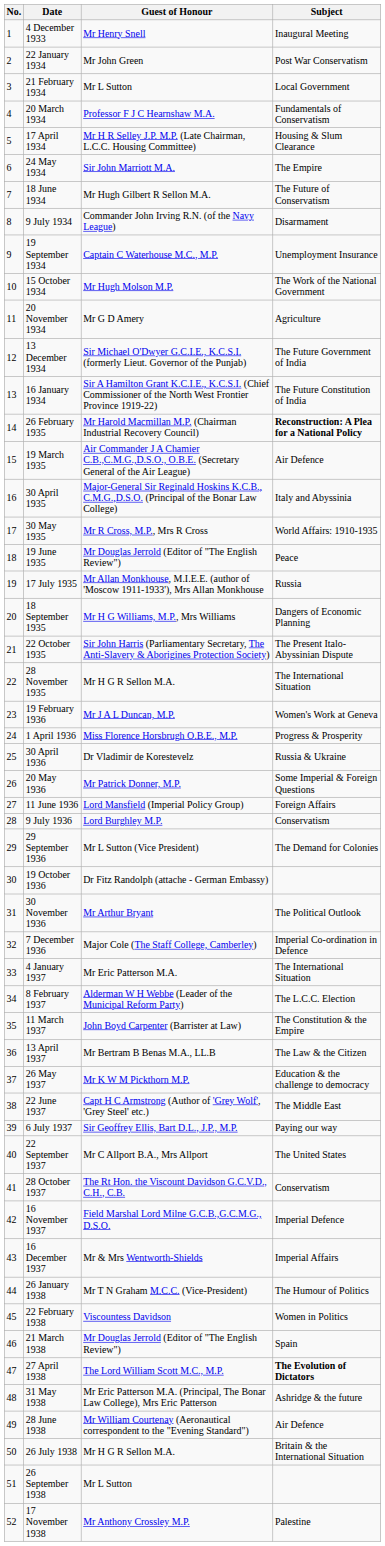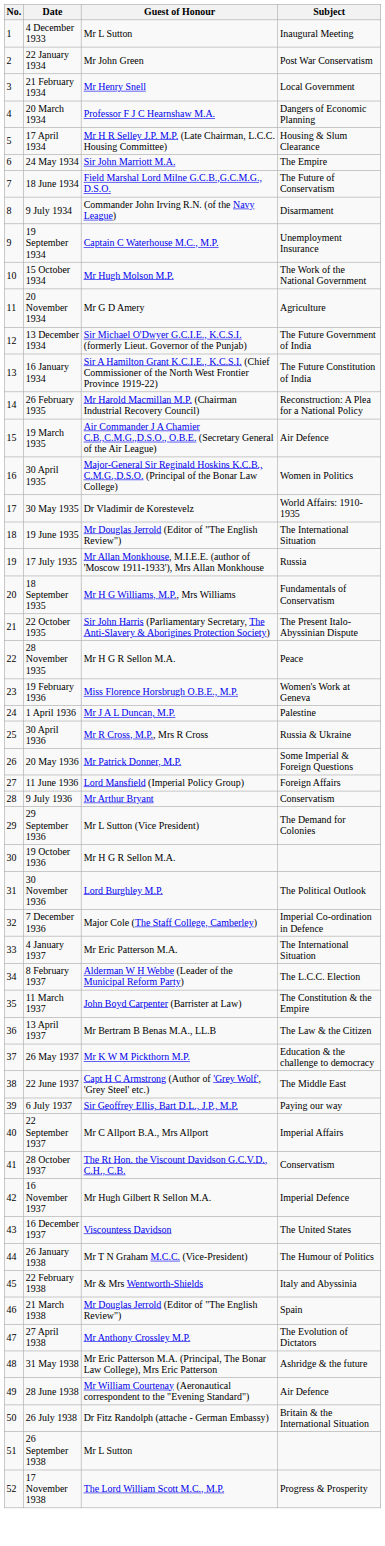(114, 33) Mr Henry Snell -> (108, 33) Mr L Sutton
(108, 87) Mr L Sutton -> (115, 87) Mr Henry Snell
(308, 114) Fundamentals of Conservatism -> (323, 114) Dangers of Economic Planning
(147, 195) Mr Hugh Gilbert R Sellon M.A. -> (173, 183) Field Marshal Lord Milne G.C.B.,G.C.M.G., D.S.O.
(323, 427) bold -> (325, 405) normal
(313, 498) Italy and Abyssinia -> (317, 476) Women in Politics
(145, 530) Mr R Cross, M.P., Mrs R Cross -> (139, 508) Dr Vladimir de Korestevelz
(286, 557) Peace -> (314, 535) The International Situation
(318, 617) Dangers of Economic Planning -> (313, 594) Fundamentals of Conservatism
(309, 682) The International Situation -> (292, 659) Peace
(129, 714) Mr J A L Duncan, M.P. -> (161, 692) Miss Florence Horsbrugh O.B.E., M.P.
(160, 735) Miss Florence Horsbrugh O.B.E., M.P. -> (129, 713) Mr J A L Duncan, M.P.
(319, 735) Progress & Prosperity -> (298, 713) Palestine
(138, 757) Dr Vladimir de Korestevelz -> (146, 734) Mr R Cross, M.P., Mrs R Cross
(123, 821) Lord Burghley M.P. -> (119, 798) Mr Arthur Bryant
(176, 880) Dr Fitz Randolph (attache - German Embassy) -> (130, 858) Mr H G R Sellon M.A.
(118, 912) Mr Arthur Bryant -> (123, 890) Lord Burghley M.P.
(310, 1155) The United States -> (312, 1132) Imperial Affairs
(172, 1219) Field Marshal Lord Milne G.C.B.,G.C.M.G., D.S.O. -> (147, 1197) Mr Hugh Gilbert R Sellon M.A.
(143, 1258) Mr & Mrs Wentworth-Shields -> (128, 1230) Viscountess Davidson
(307, 1258) Imperial Affairs -> (316, 1230) The United States
(127, 1317) Viscountess Davidson -> (143, 1283) Mr & Mrs Wentworth-Shields
(311, 1317) Women in Politics -> (318, 1283) Italy and Abyssinia
(153, 1371) The Lord William Scott M.C., M.P. -> (137, 1337) Mr Anthony Crossley M.P.
(310, 1371) bold -> (314, 1337) normal
(129, 1451) Mr H G R Sellon M.A. -> (176, 1418) Dr Fitz Randolph (attache - German Embassy)
(137, 1522) Mr Anthony Crossley M.P. -> (154, 1488) The Lord William Scott M.C., M.P.
(293, 1522) Palestine -> (324, 1488) Progress & Prosperity
